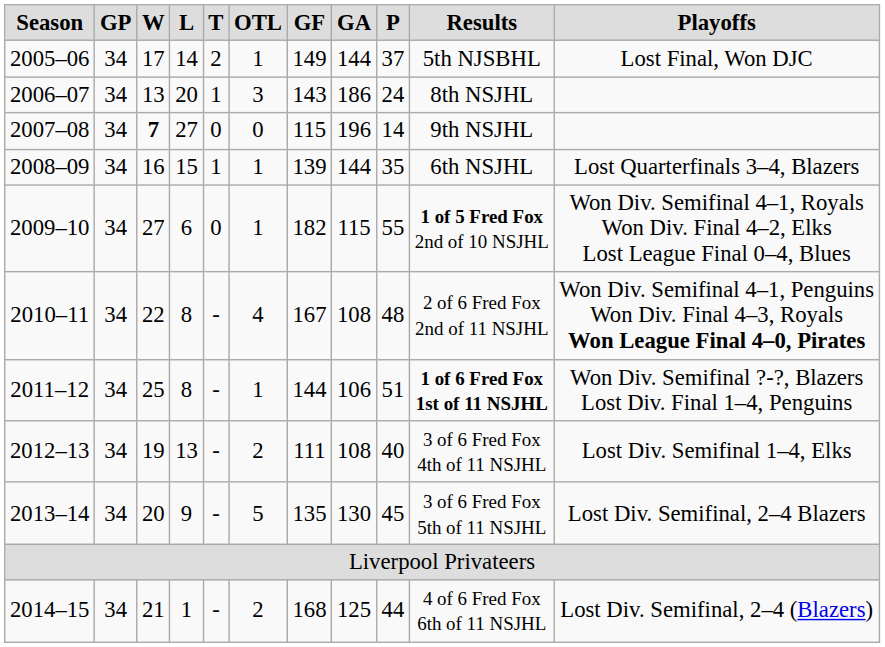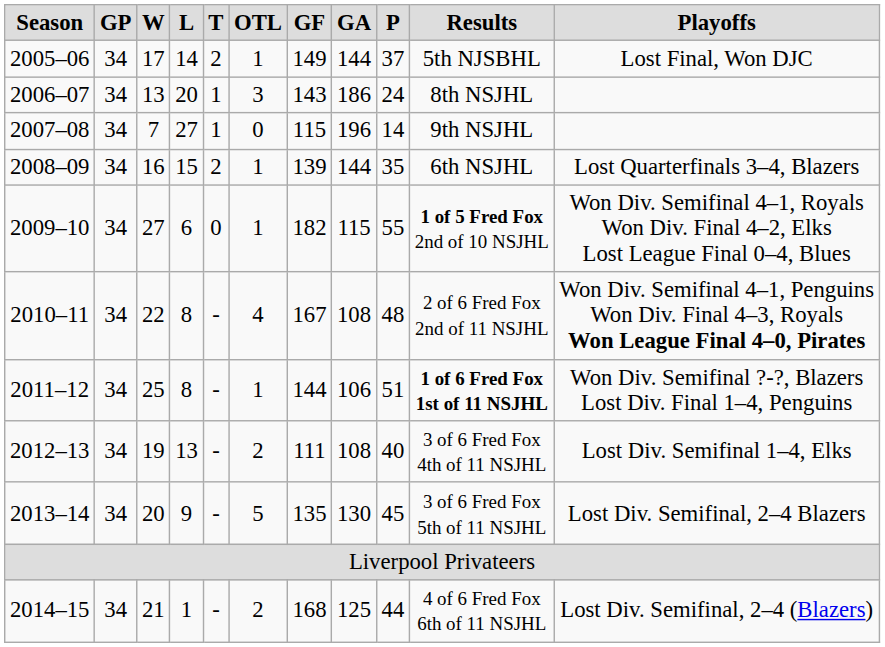(153, 130) bold -> (153, 130) normal
(216, 130) 0 -> (216, 130) 1
(216, 166) 1 -> (216, 166) 2
